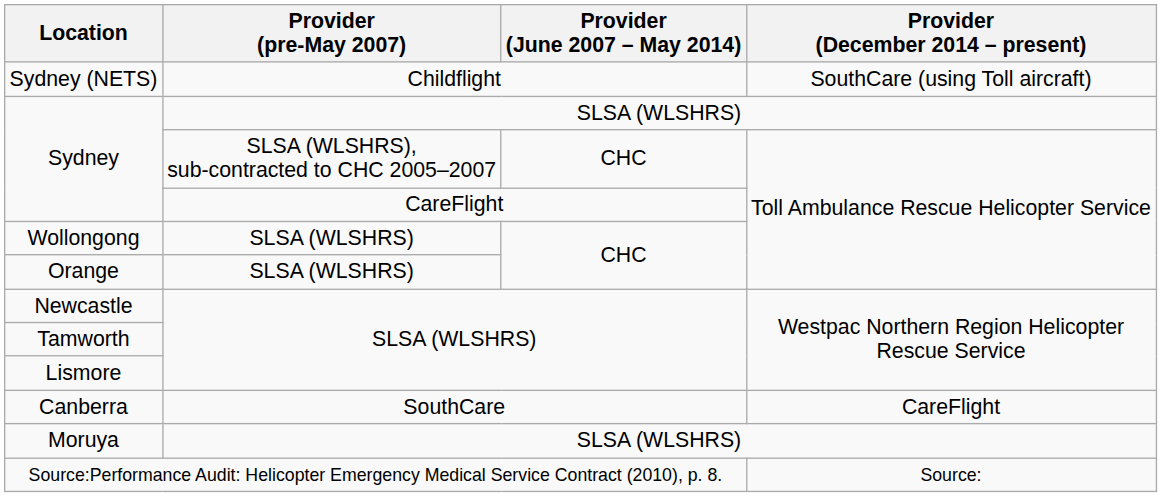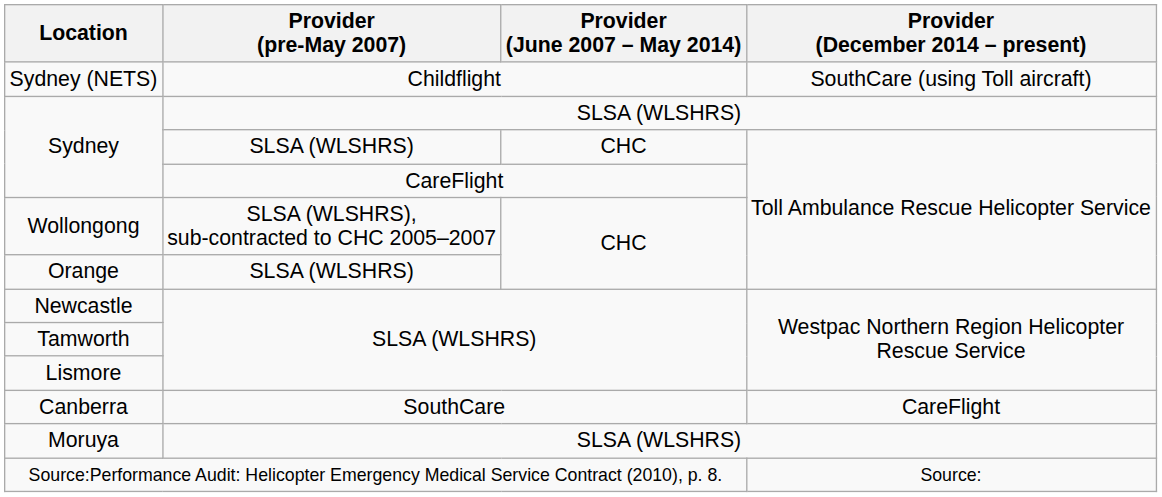(332, 158) SLSA (WLSHRS), sub-contracted to CHC 2005–2007 -> (332, 146) SLSA (WLSHRS)
(332, 237) SLSA (WLSHRS) -> (332, 226) SLSA (WLSHRS), sub-contracted to CHC 2005–2007
